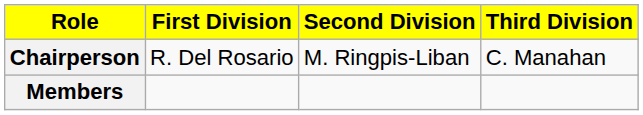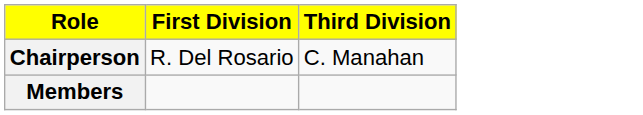- column: (390, 22)
